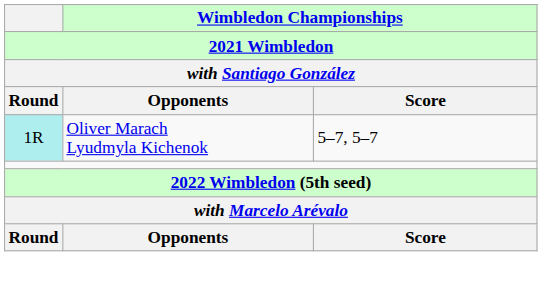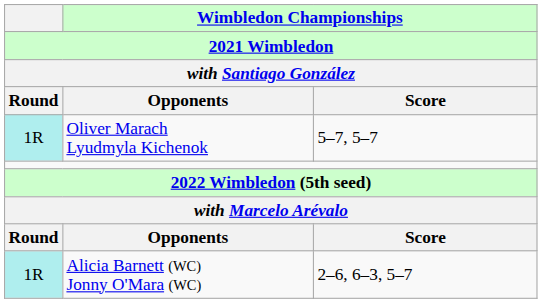+ row: (134, 274)
